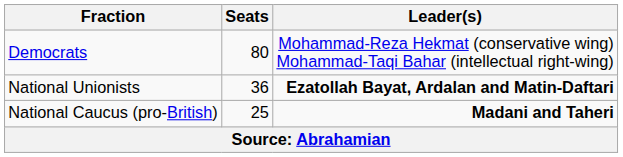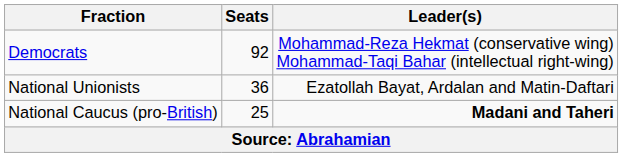(260, 52) 80 -> (260, 52) 92
(450, 87) bold -> (460, 87) normal
